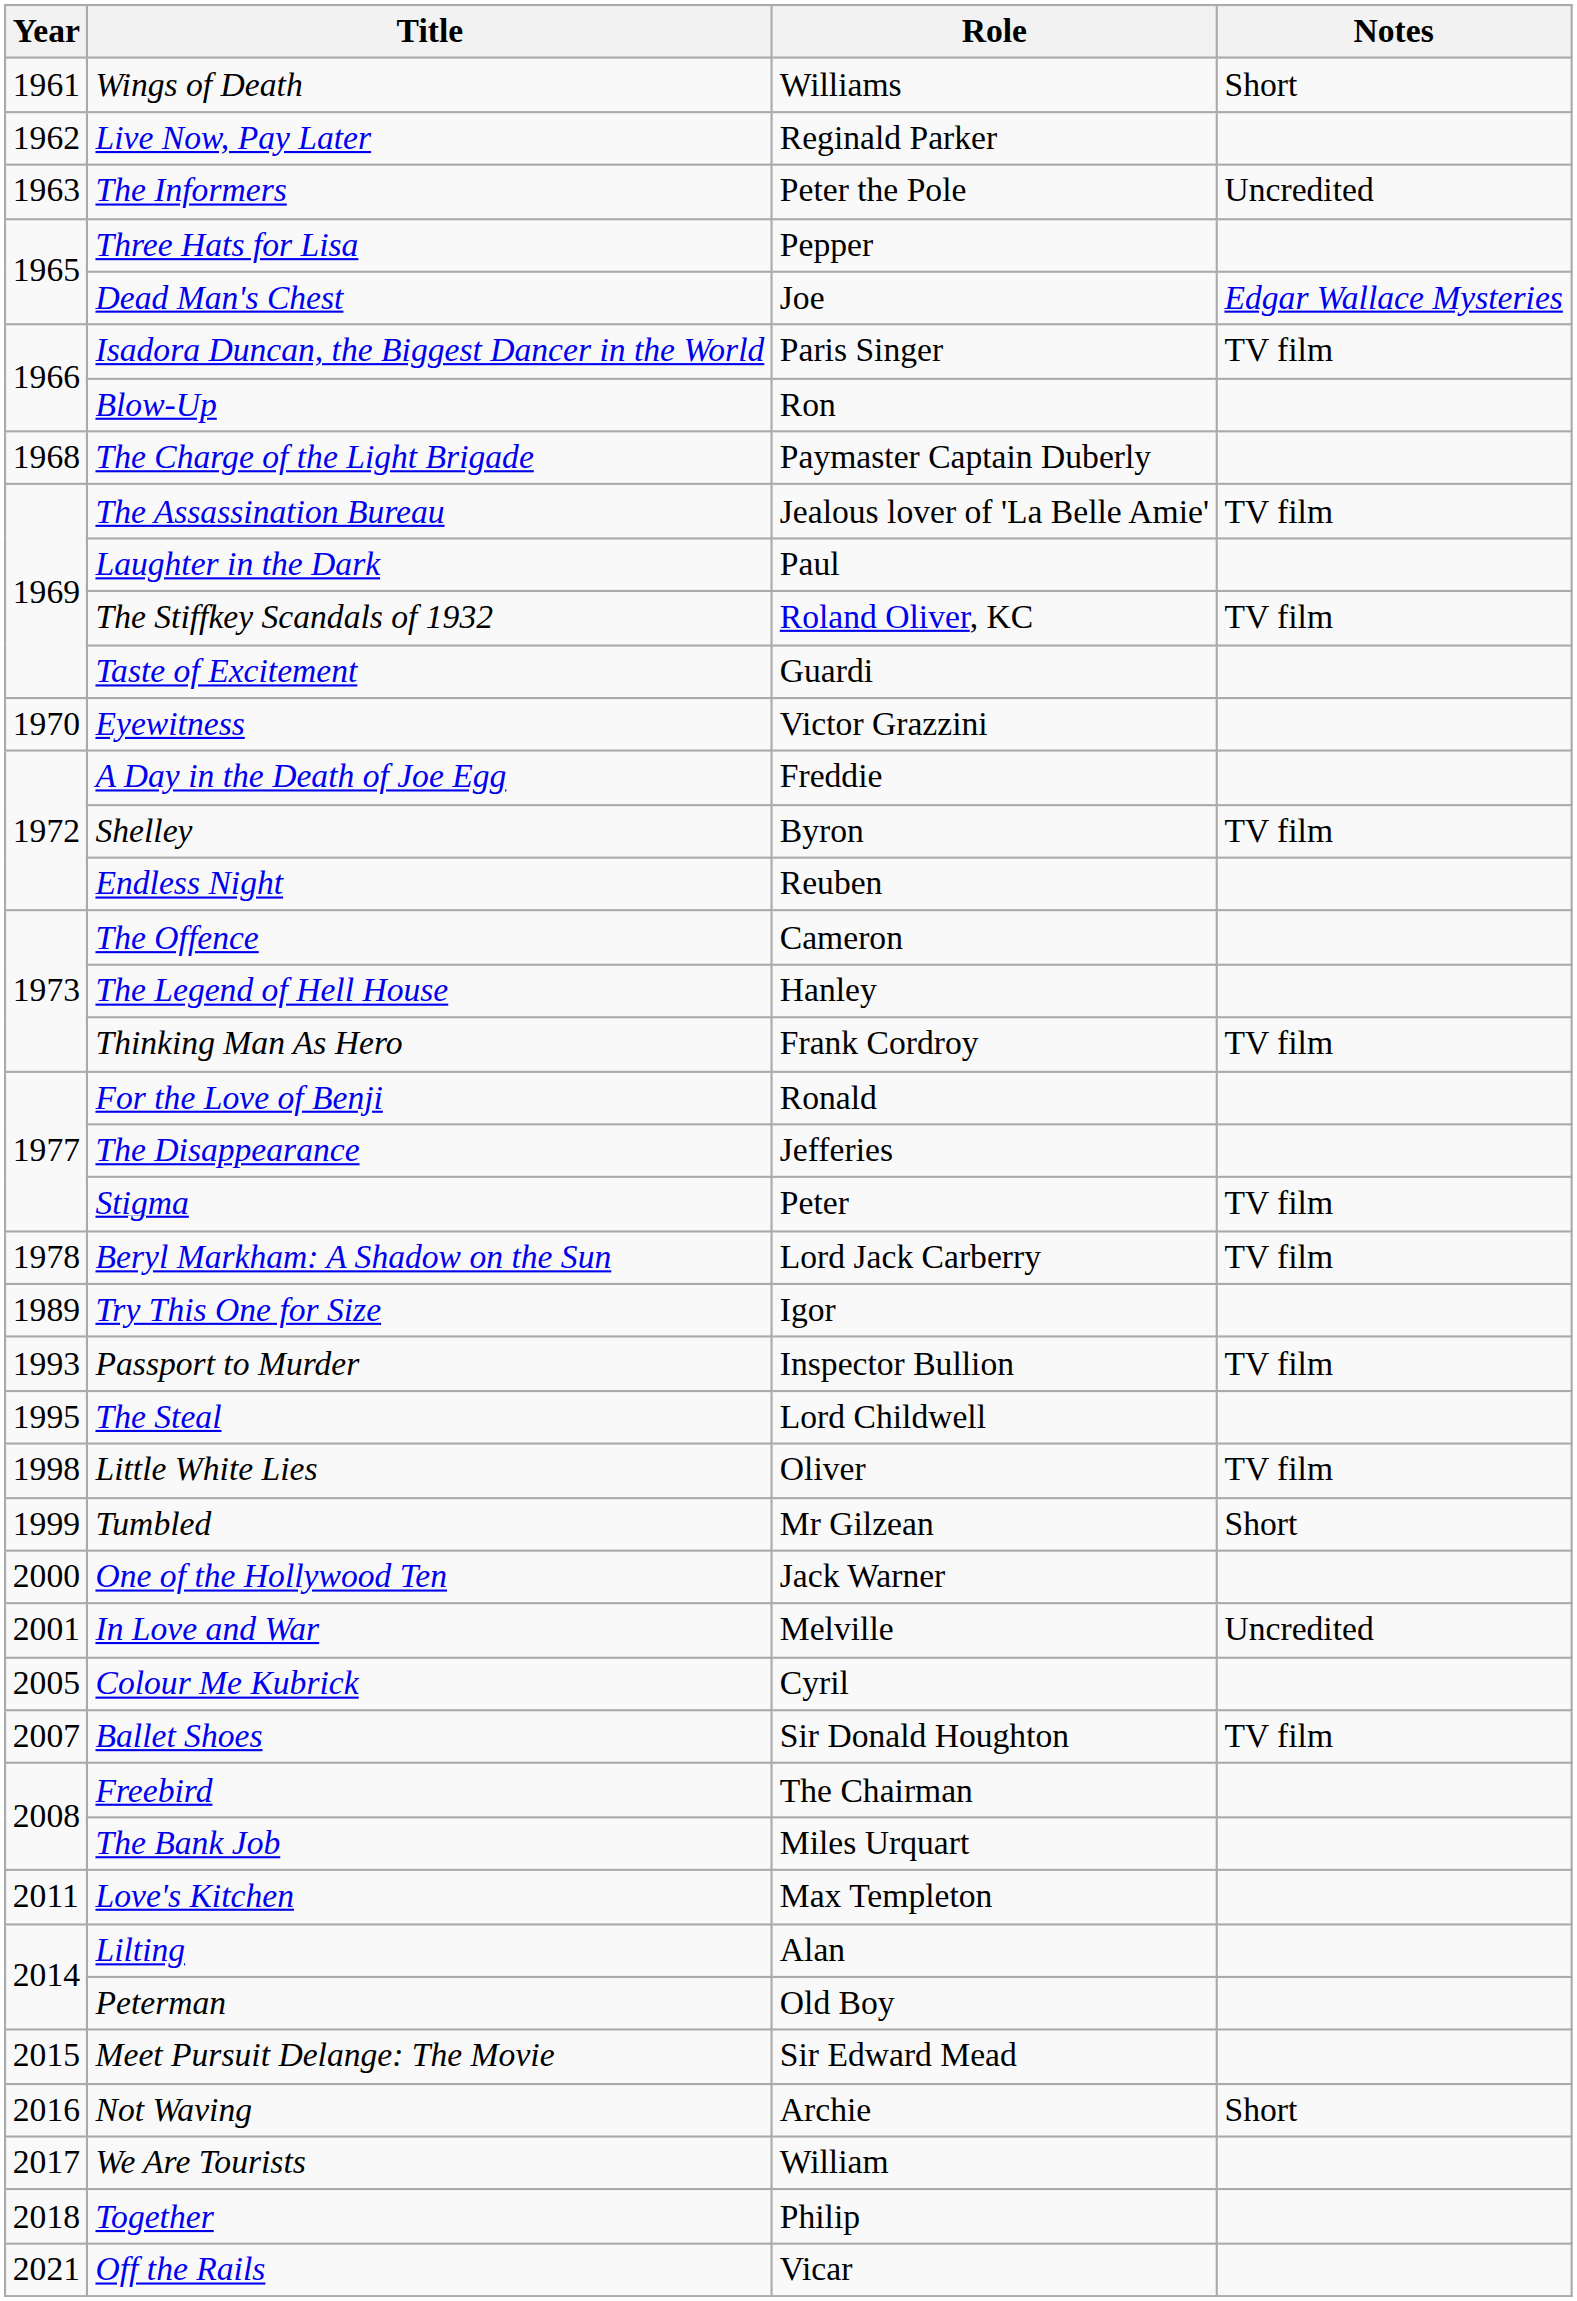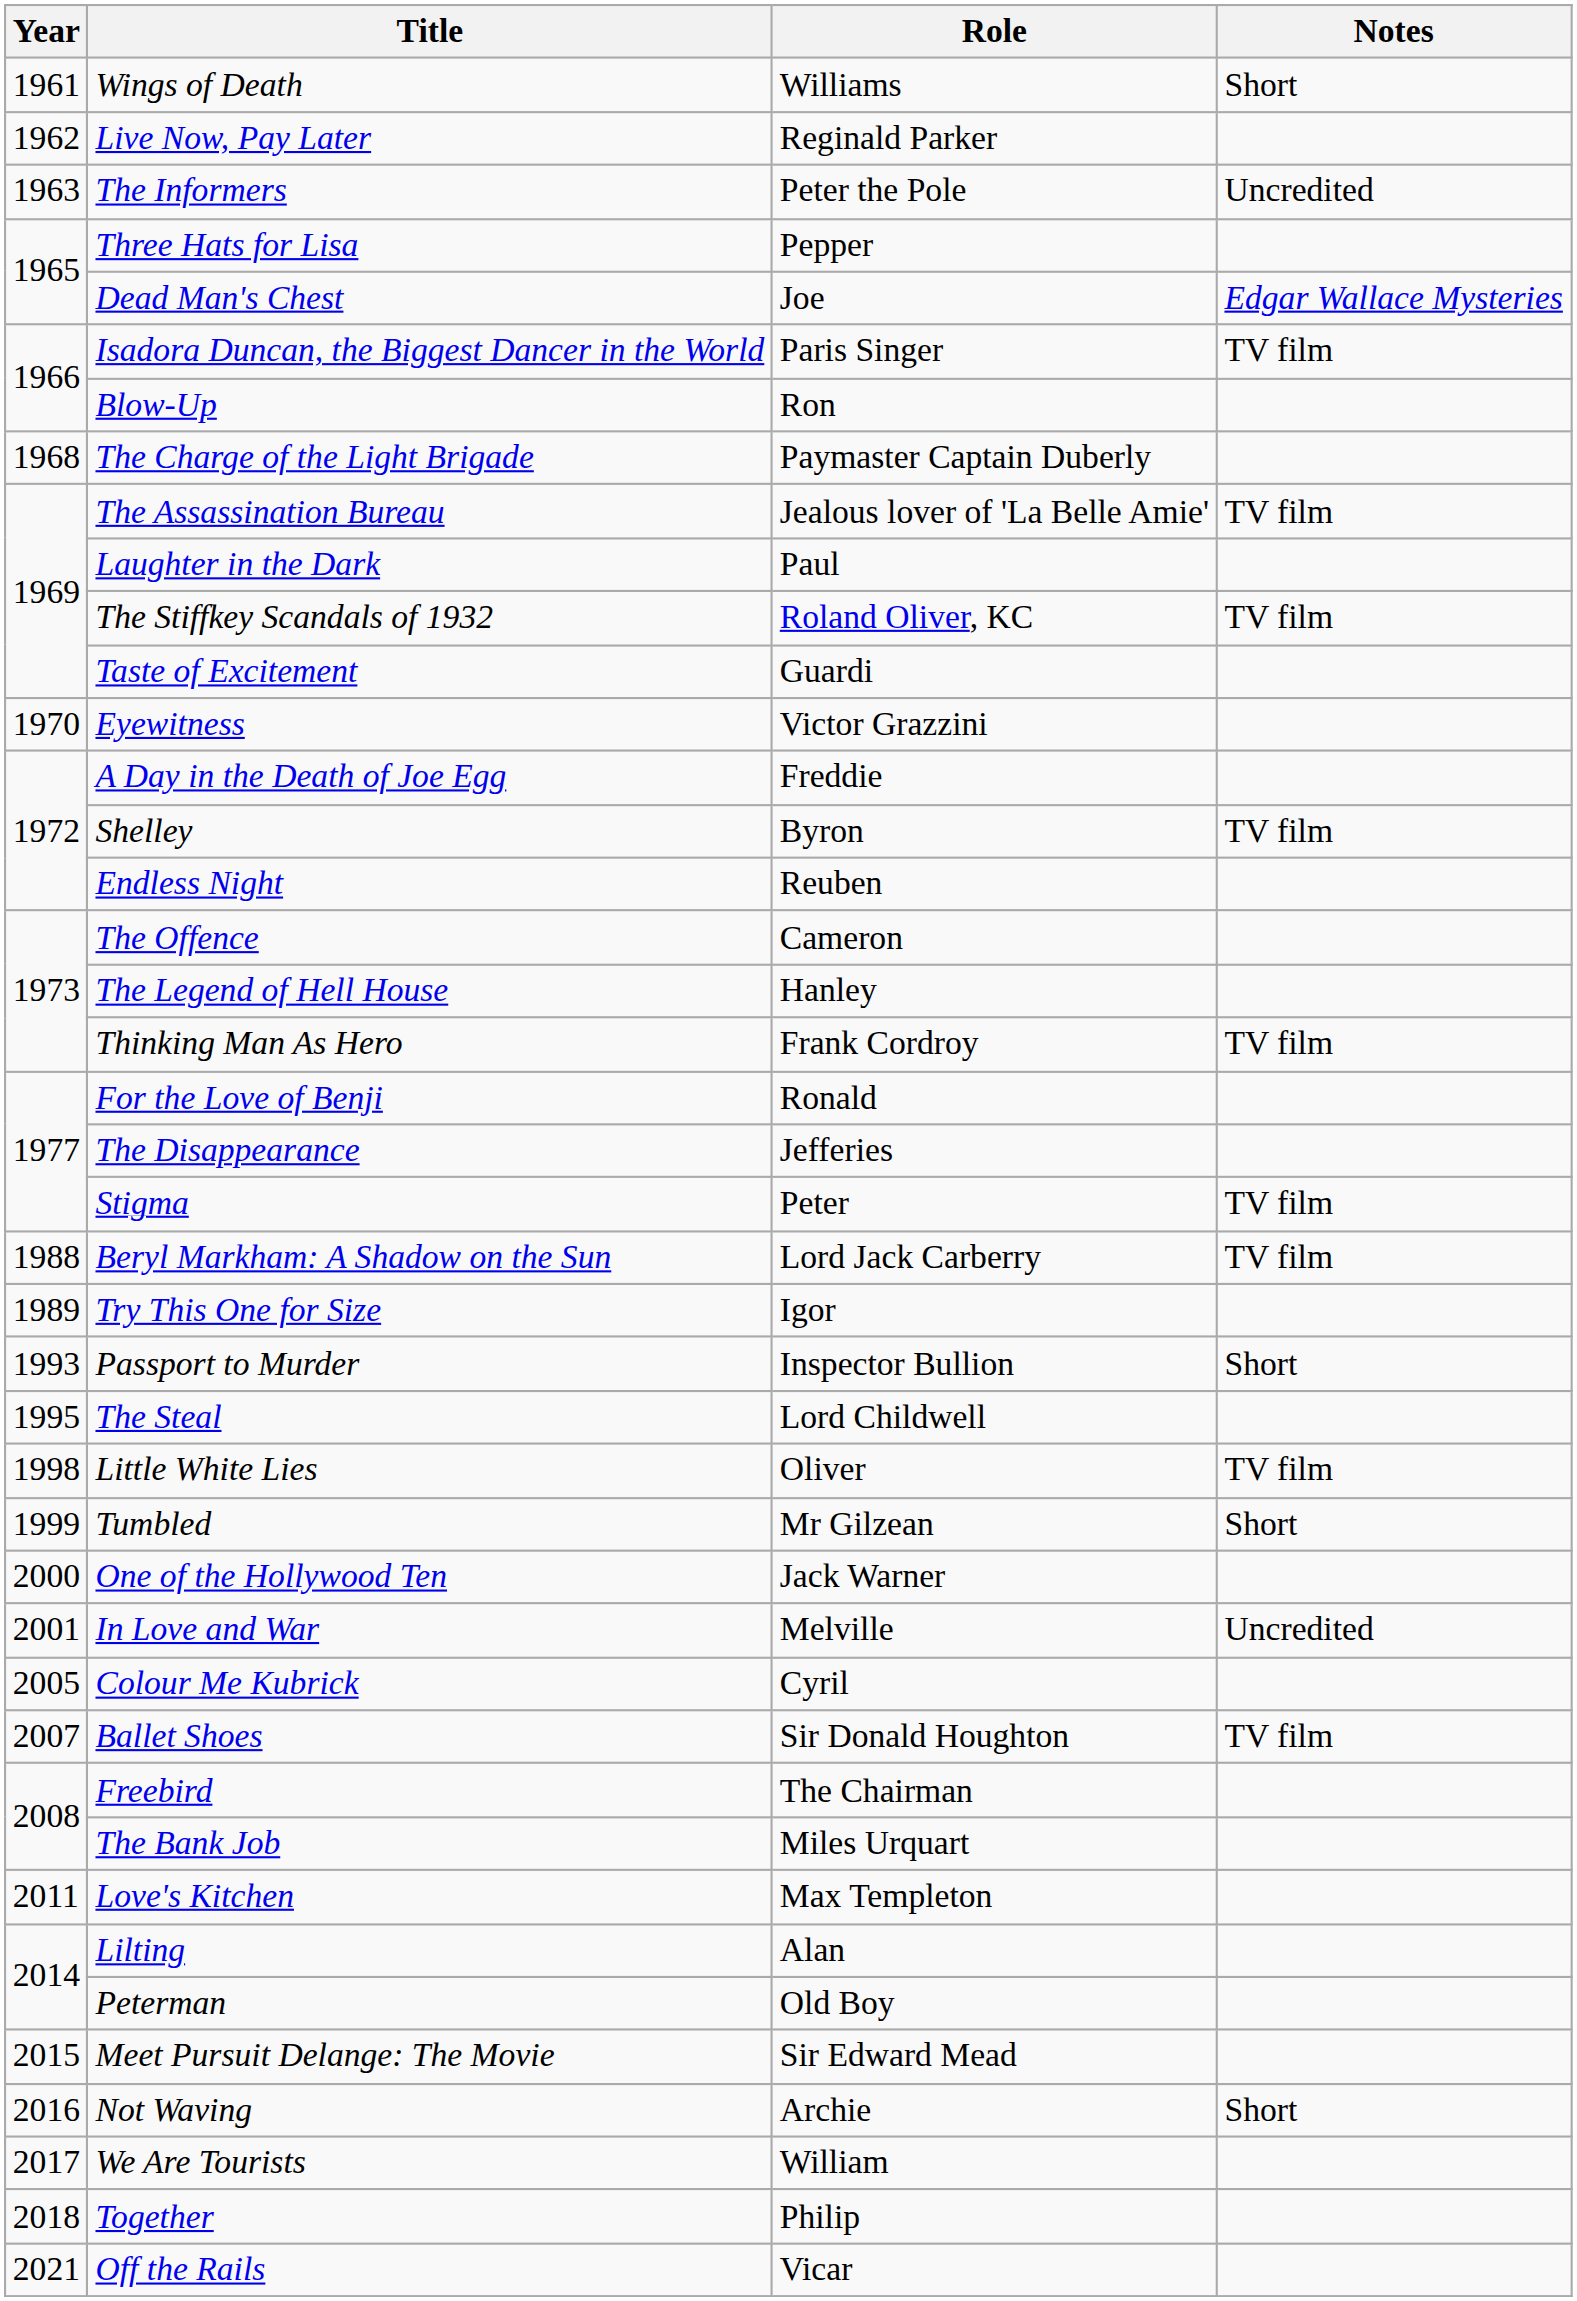(46, 1256) 1978 -> (46, 1256) 1988
(1279, 1363) TV film -> (1261, 1363) Short
